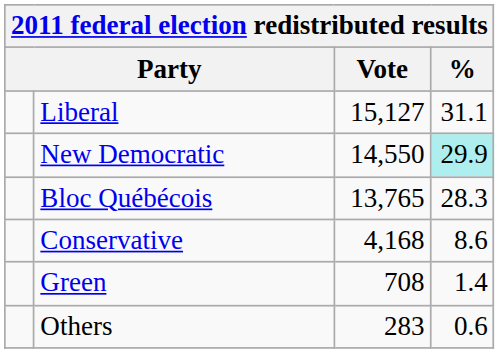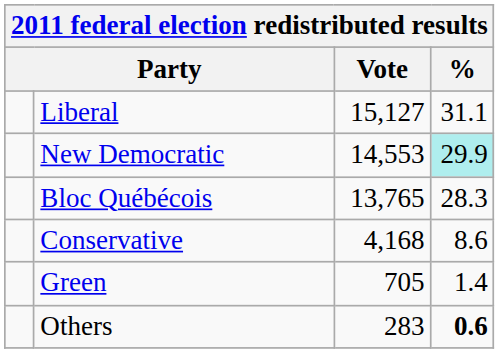(387, 154) 14,550 -> (387, 154) 14,553
(404, 283) 708 -> (404, 283) 705
(471, 326) normal -> (471, 326) bold
